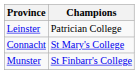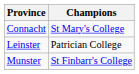rows swapped: (26, 45) <-> (23, 28)
